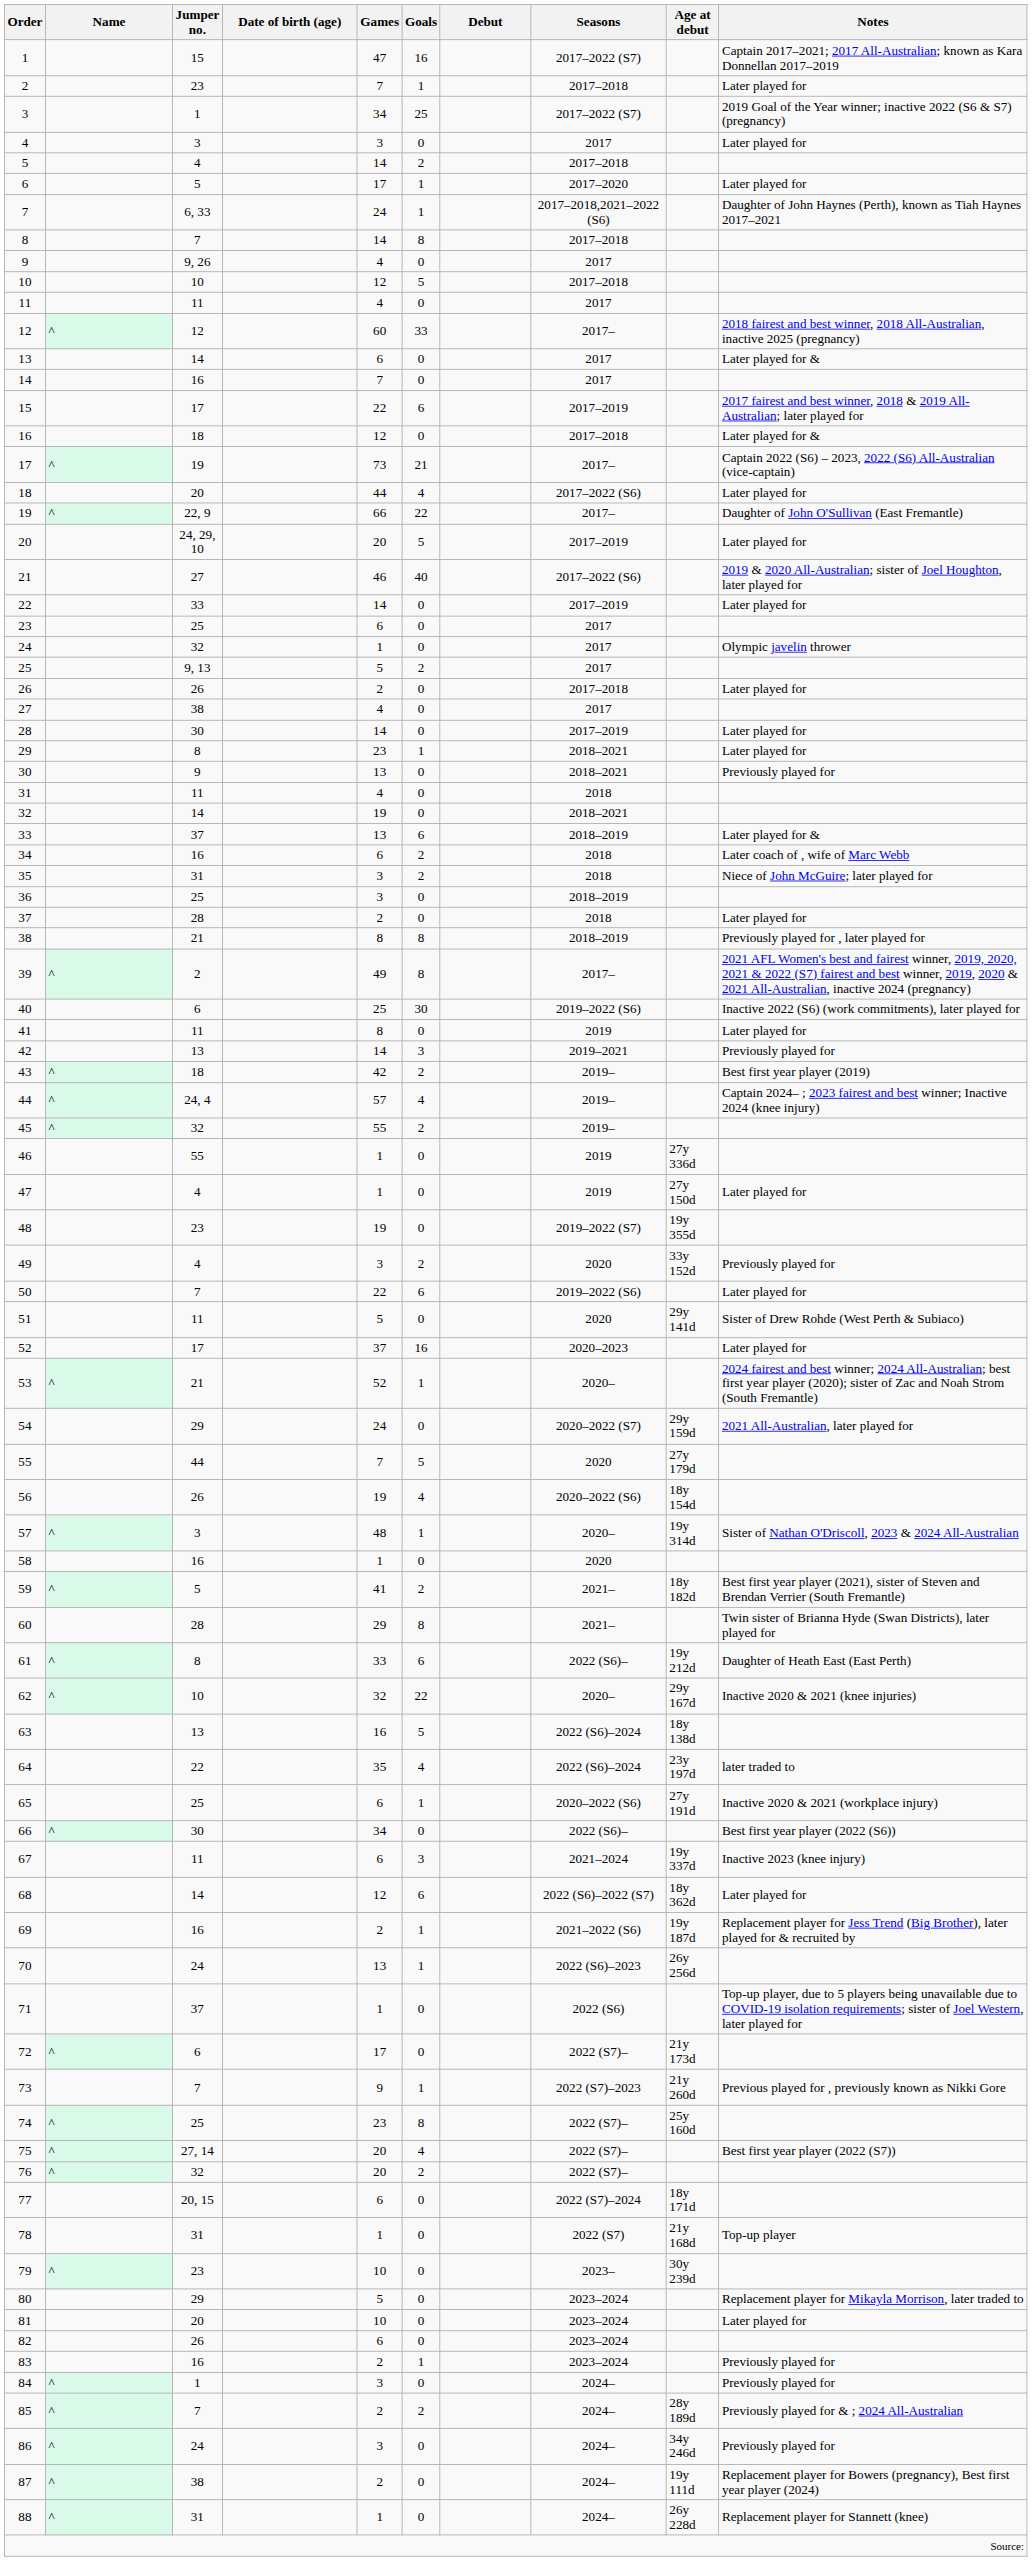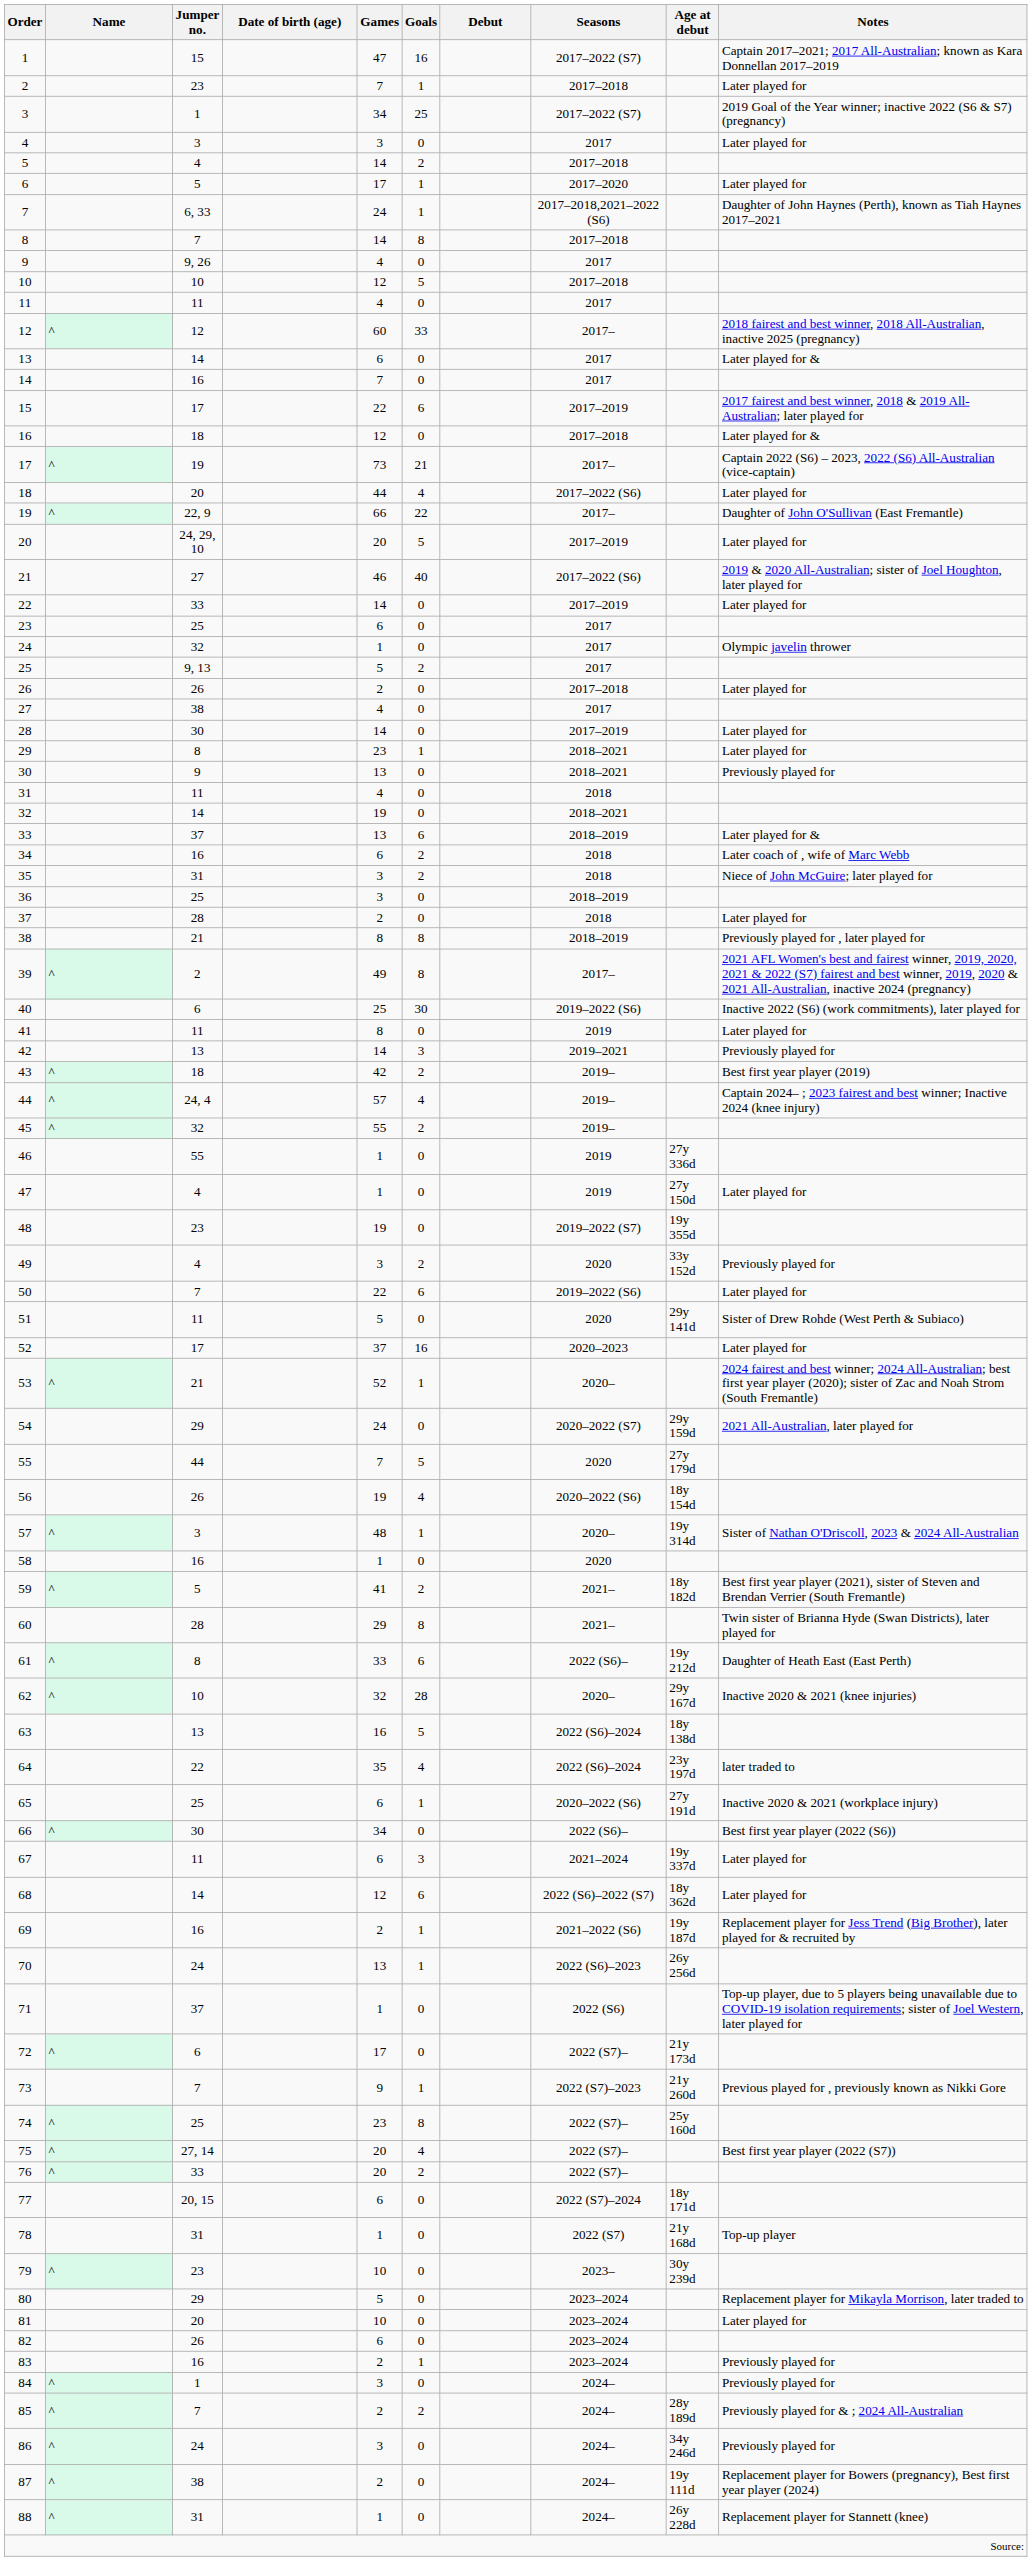(421, 1696) 22 -> (421, 1696) 28
(794, 1859) Inactive 2023 (knee injury) -> (764, 1859) Later played for
(197, 2171) 32 -> (197, 2171) 33
